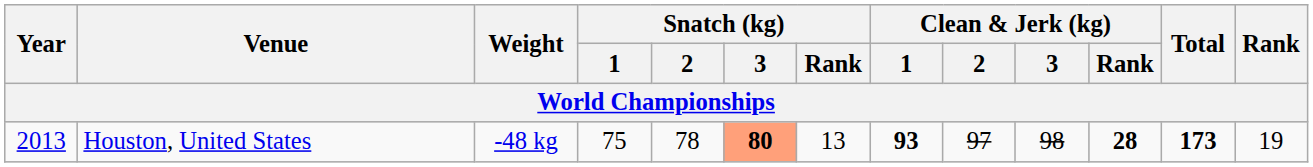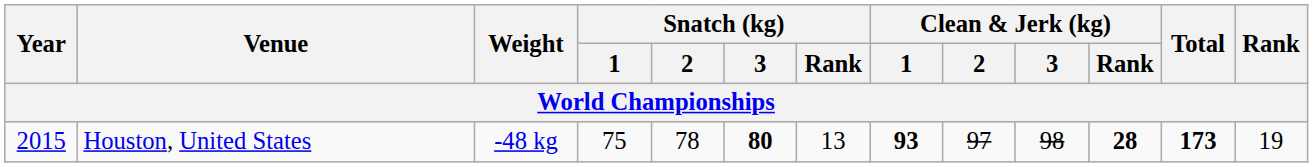(41, 141) 2013 -> (41, 141) 2015
(760, 141) lightsalmon background -> (760, 141) no background
